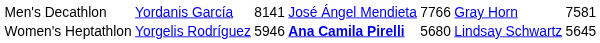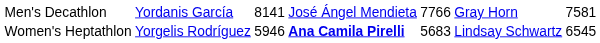(436, 31) 5680 -> (436, 31) 5683
(581, 31) 5645 -> (581, 31) 6545
